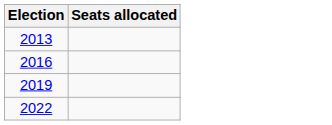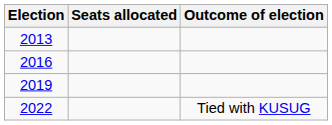+ column: (254, 16)
